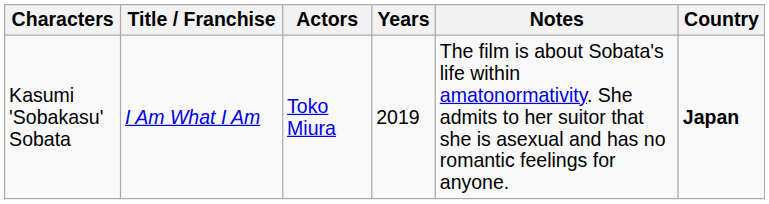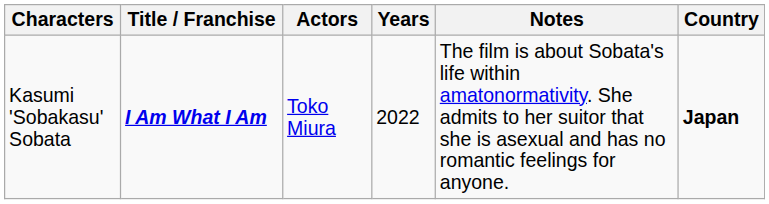(193, 116) normal -> (196, 116) bold
(398, 116) 2019 -> (398, 116) 2022
